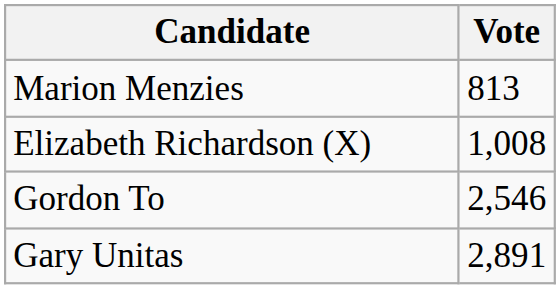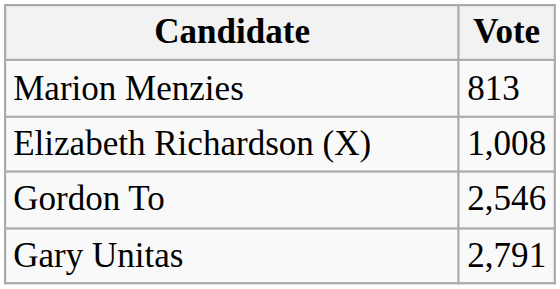(507, 254) 2,891 -> (507, 254) 2,791
